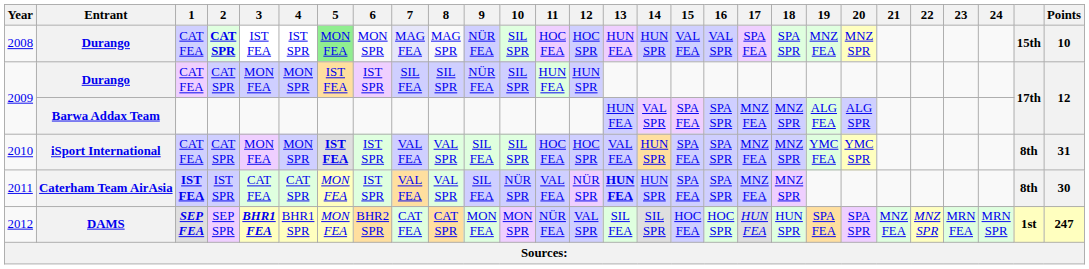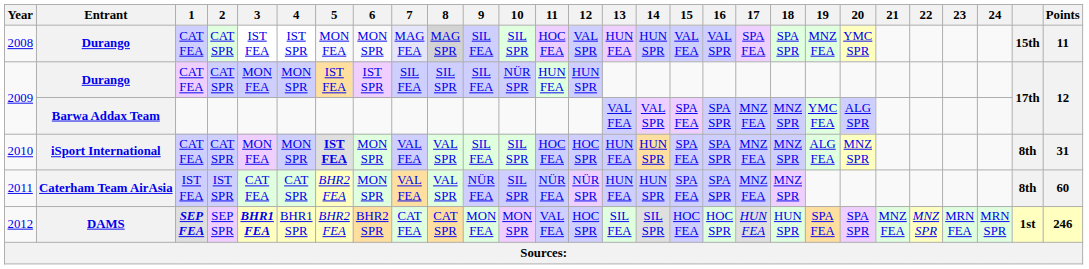(223, 43) bold -> (222, 43) normal
(335, 43) lightgreen background -> (334, 43) no background
(446, 43) no background -> (445, 43) lightgrey background
(482, 43) NÜR FEA -> (481, 43) SIL FEA
(586, 43) HOC SPR -> (586, 43) VAL SPR
(859, 43) MNZ SPR -> (858, 43) YMC SPR
(1064, 43) 10 -> (1063, 43) 11
(482, 79) NÜR FEA -> (481, 79) SIL FEA
(518, 79) SIL SPR -> (517, 79) NÜR SPR
(620, 115) HUN FEA -> (619, 115) VAL FEA
(824, 115) ALG FEA -> (823, 115) YMC FEA
(373, 151) IST SPR -> (372, 151) MON SPR
(620, 151) VAL FEA -> (619, 151) HUN FEA
(824, 151) YMC FEA -> (823, 151) ALG FEA
(859, 151) YMC SPR -> (858, 151) MNZ SPR
(191, 187) bold -> (191, 187) normal
(335, 187) MON FEA -> (334, 187) BHR2 FEA
(373, 187) IST SPR -> (372, 187) MON SPR
(482, 187) SIL FEA -> (481, 187) NÜR FEA
(518, 187) NÜR SPR -> (517, 187) SIL SPR
(552, 187) VAL FEA -> (552, 187) NÜR FEA
(620, 187) bold -> (619, 187) normal
(1064, 187) 30 -> (1063, 187) 60
(335, 223) MON FEA -> (334, 223) BHR2 FEA
(552, 223) NÜR FEA -> (552, 223) VAL FEA
(586, 223) VAL SPR -> (586, 223) HOC SPR
(1064, 223) 247 -> (1063, 223) 246
